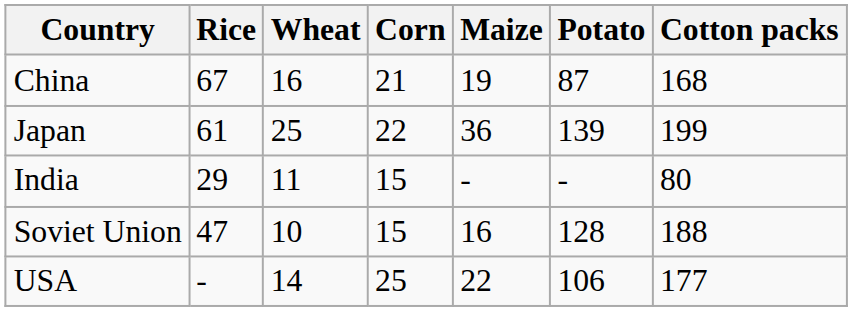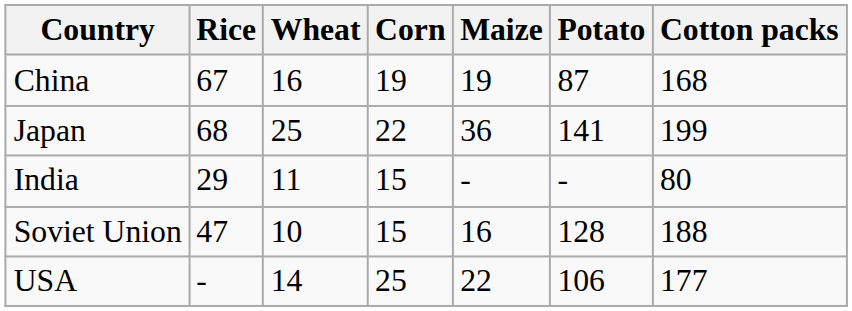(391, 79) 21 -> (391, 79) 19
(212, 130) 61 -> (212, 130) 68
(581, 130) 139 -> (581, 130) 141
